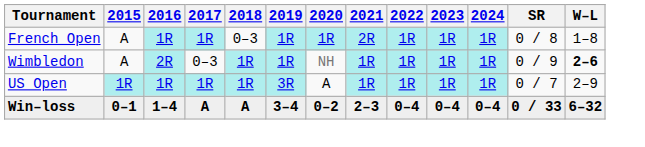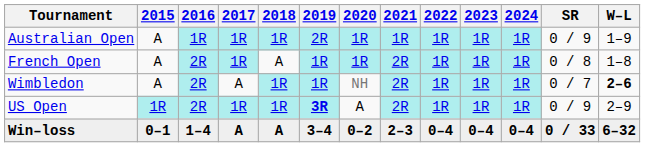+ row: (71, 39)
(165, 39) 1R -> (198, 62) 2R
(245, 39) 0–3 -> (279, 62) A
(205, 62) 0–3 -> (239, 85) A
(367, 62) 1R -> (400, 85) 2R
(537, 62) 0 / 9 -> (570, 85) 0 / 7
(165, 85) 1R -> (198, 108) 2R
(286, 85) normal -> (319, 108) bold
(367, 85) 1R -> (400, 108) 2R
(537, 85) 0 / 7 -> (570, 108) 0 / 9
